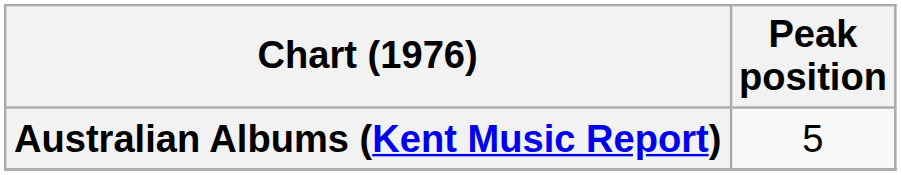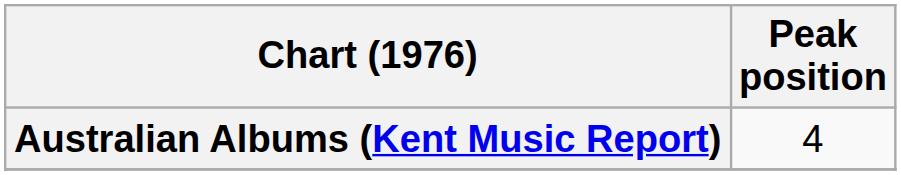(813, 137) 5 -> (813, 137) 4
